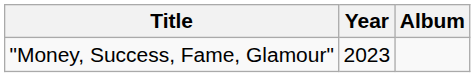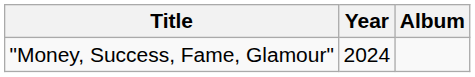(367, 54) 2023 -> (367, 54) 2024
